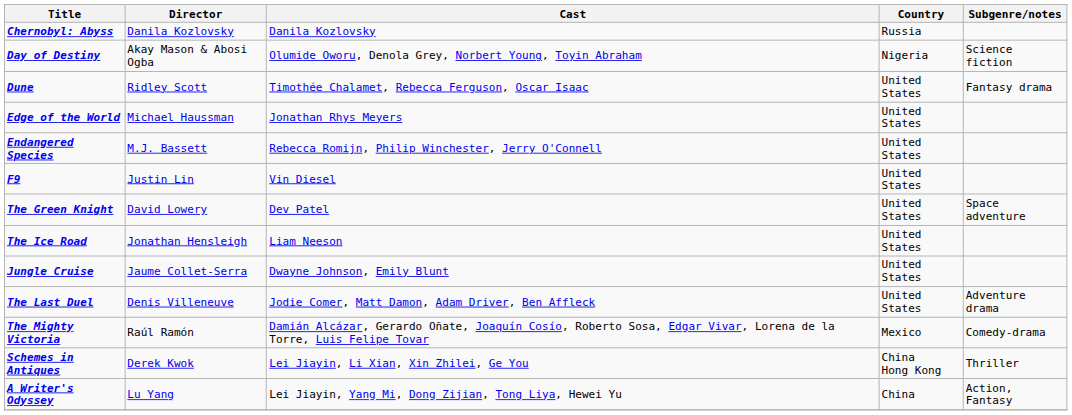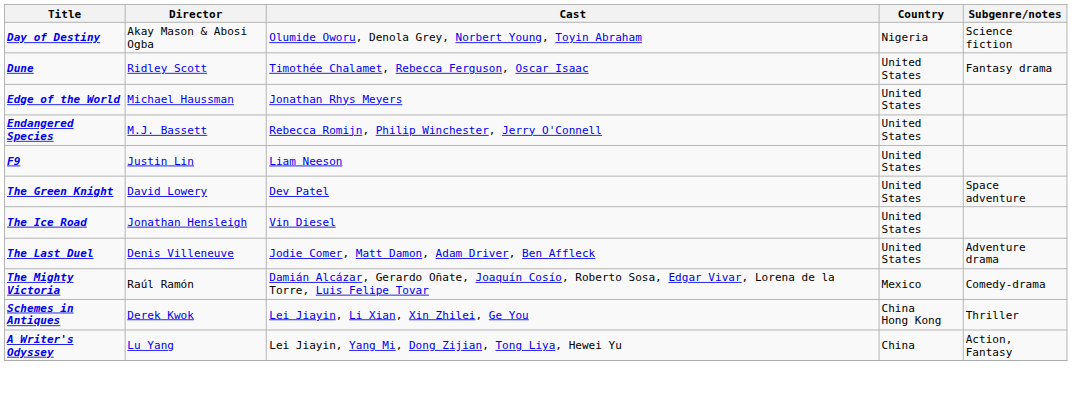- row: (60, 31)
(303, 179) Vin Diesel -> (306, 161) Liam Neeson
(306, 240) Liam Neeson -> (303, 222) Vin Diesel
- row: (50, 271)
